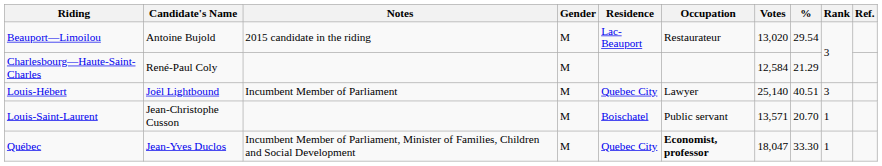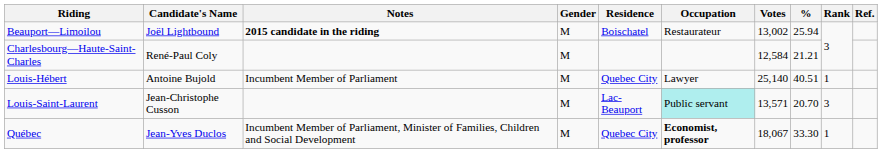(181, 37) Antoine Bujold -> (183, 31) Joël Lightbound
(308, 37) normal -> (312, 31) bold
(622, 37) Lac-Beauport -> (625, 31) Boischatel
(773, 37) 13,020 -> (773, 31) 13,002
(806, 37) 29.54 -> (806, 31) 25.94
(806, 67) 21.29 -> (806, 55) 21.21
(183, 91) Joël Lightbound -> (181, 79) Antoine Bujold
(827, 91) 3 -> (827, 79) 1
(625, 115) Boischatel -> (622, 103) Lac-Beauport
(696, 115) no background -> (696, 103) paleturquoise background
(827, 115) 1 -> (827, 103) 3
(773, 146) 18,047 -> (773, 133) 18,067
